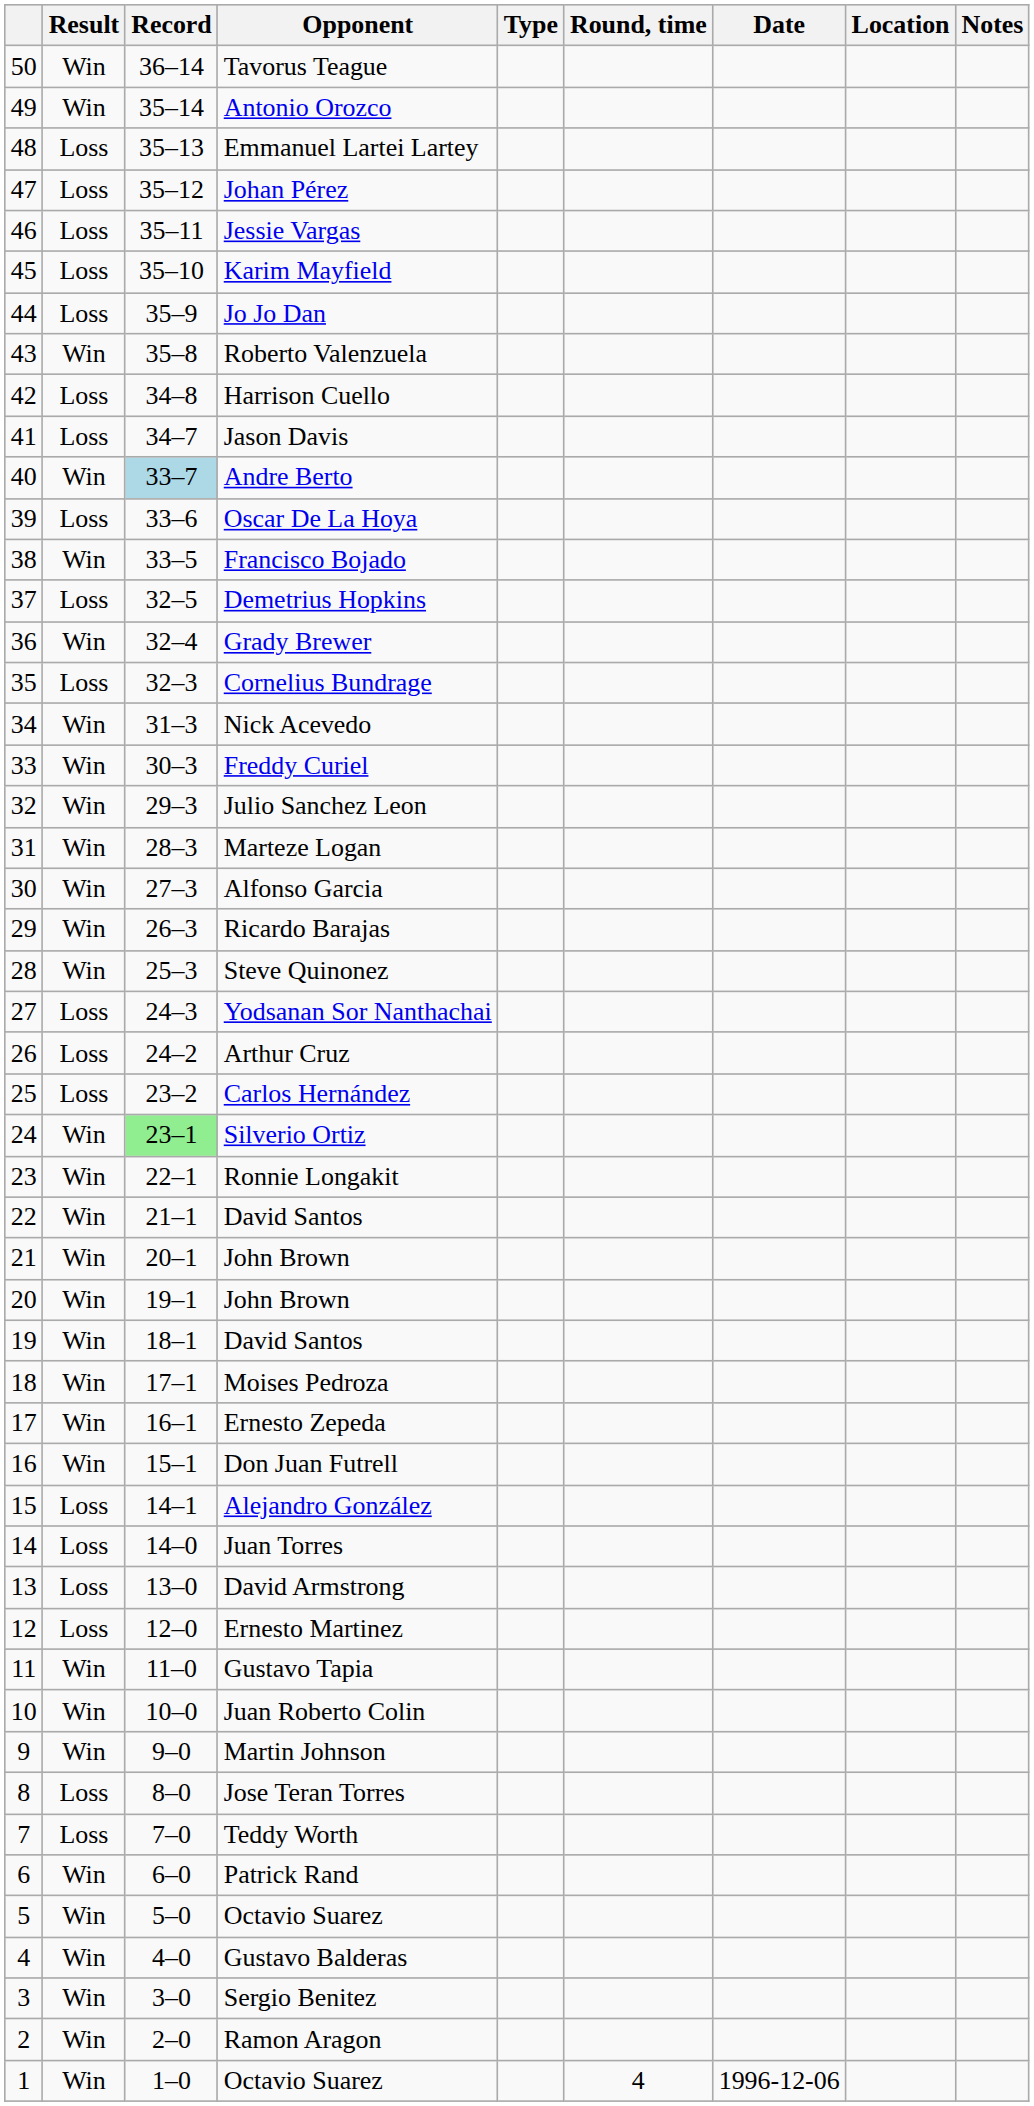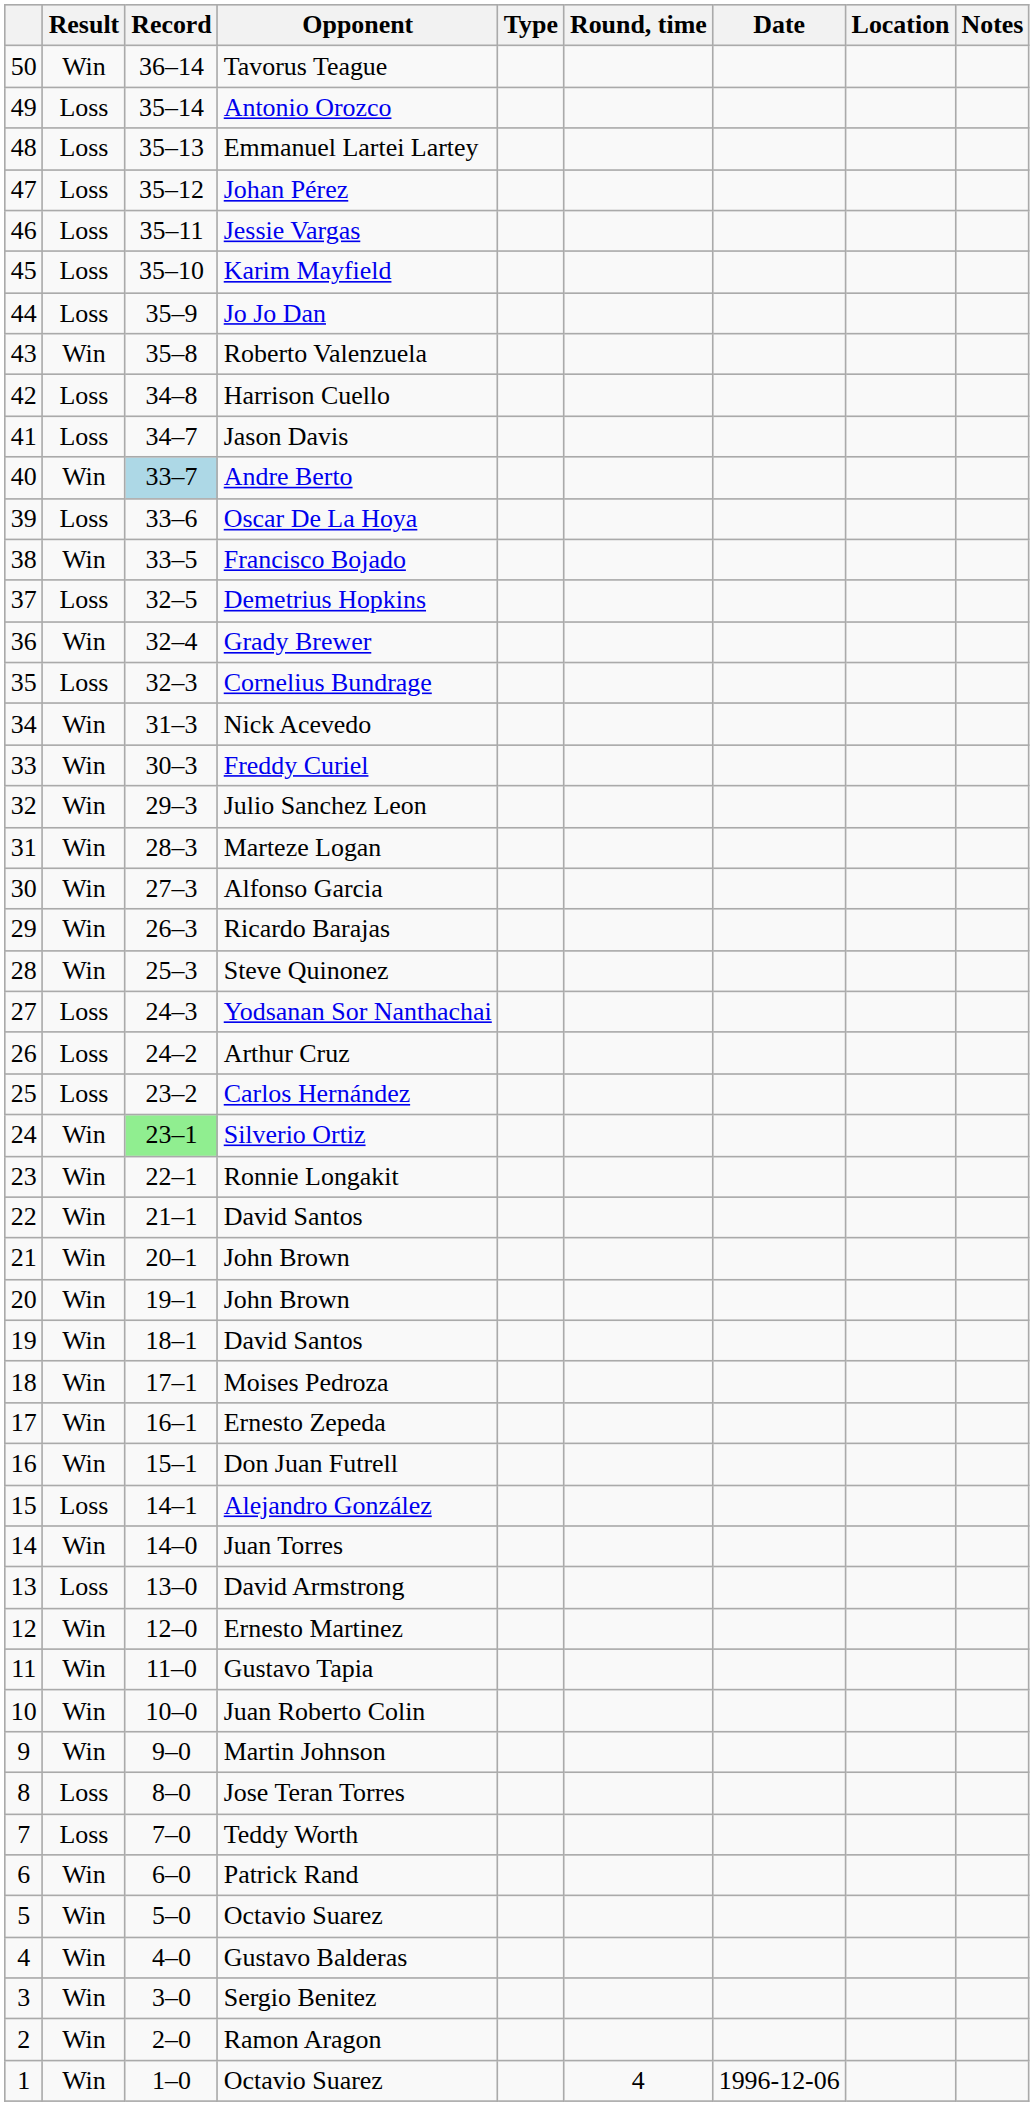(84, 107) Win -> (84, 107) Loss
(84, 1546) Loss -> (84, 1546) Win
(84, 1628) Loss -> (84, 1628) Win
